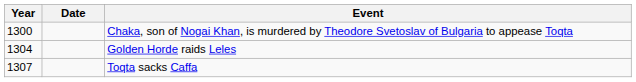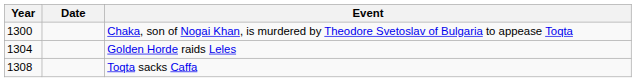(20, 67) 1307 -> (20, 67) 1308
